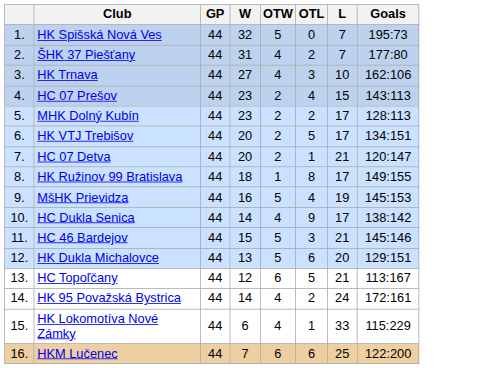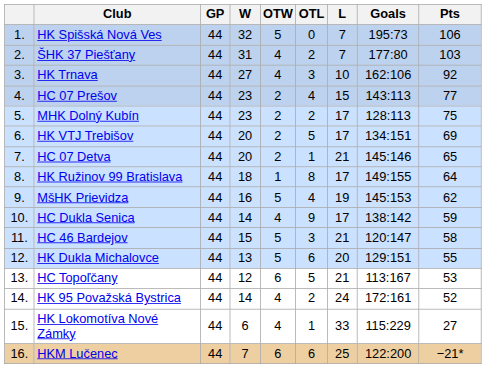+ column: (450, 14)
(388, 156) 120:147 -> (388, 156) 145:146
(388, 237) 145:146 -> (388, 237) 120:147
